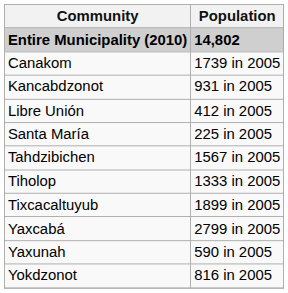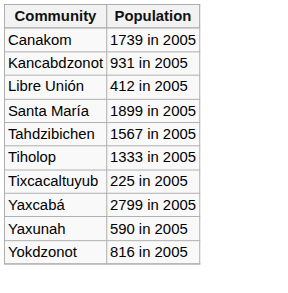- row: (98, 39)
(233, 134) 225 in 2005 -> (153, 110) 1899 in 2005
(237, 205) 1899 in 2005 -> (149, 181) 225 in 2005
